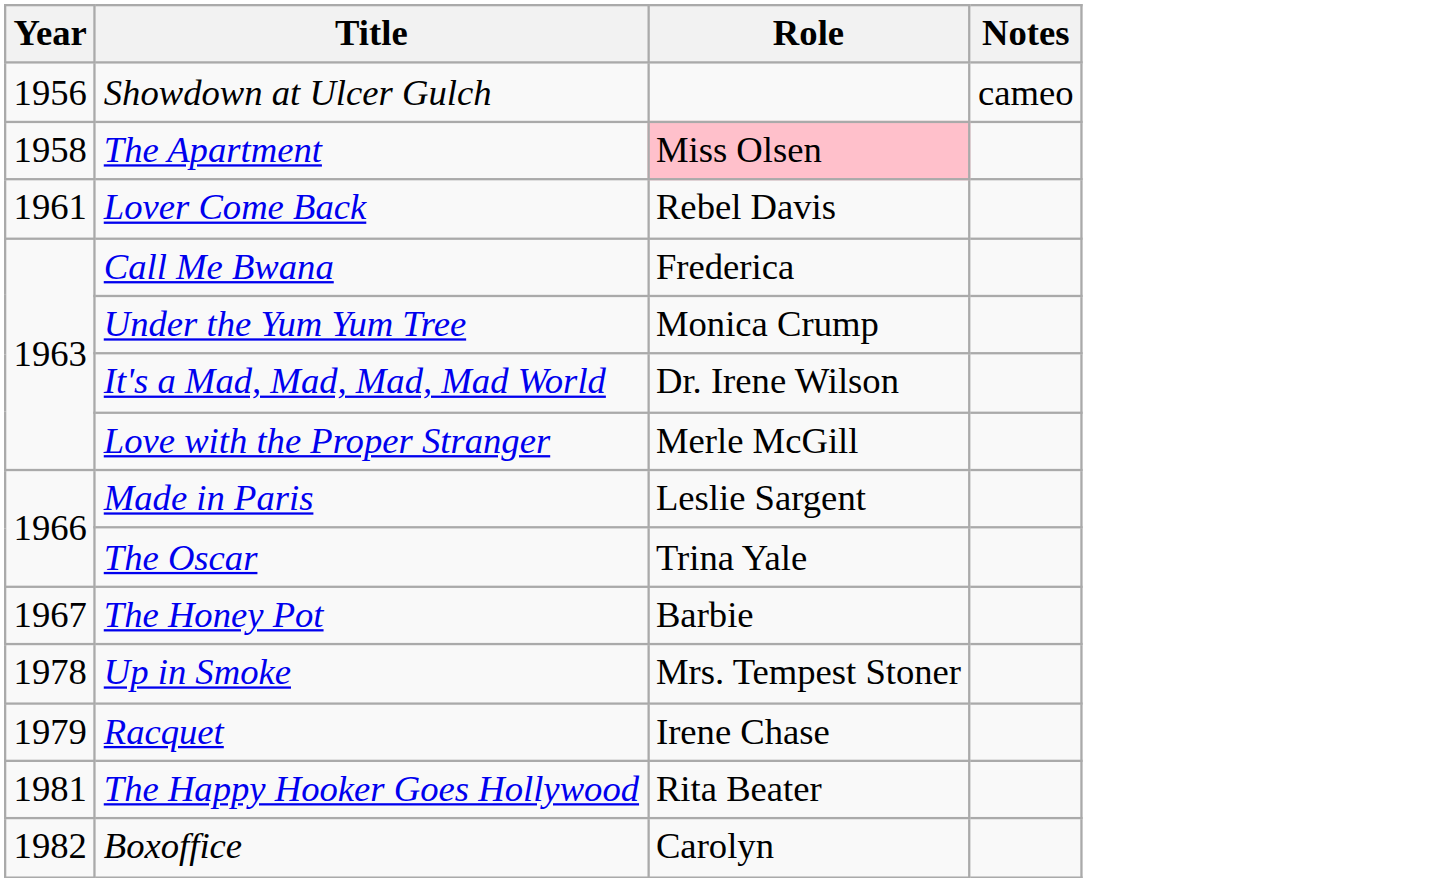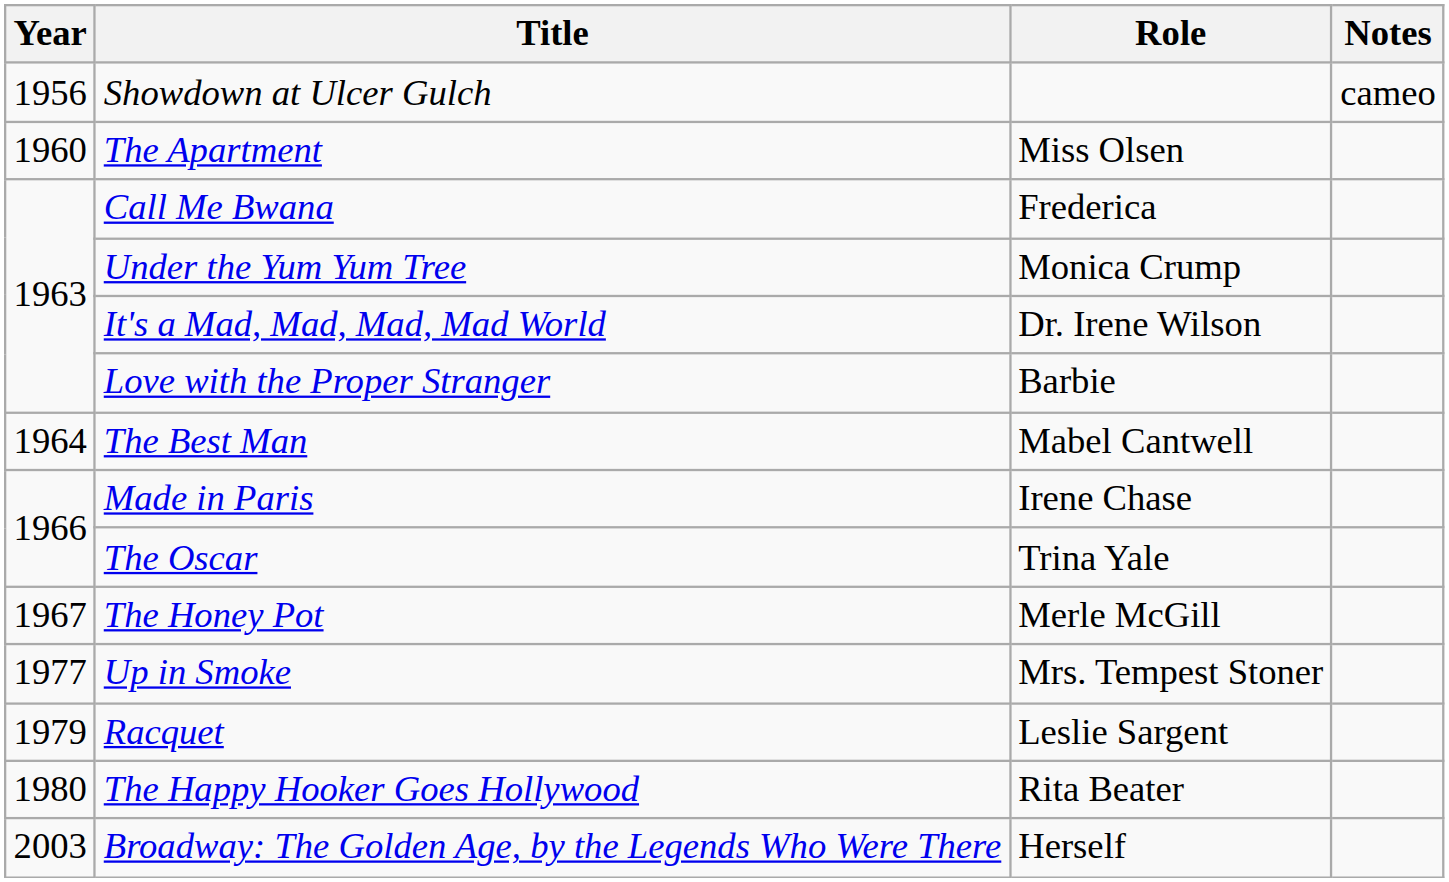(50, 149) 1958 -> (50, 149) 1960
(739, 149) pink background -> (1101, 149) no background
- row: (235, 207)
(757, 440) Merle McGill -> (1067, 382) Barbie
+ row: (206, 440)
(761, 498) Leslie Sargent -> (1105, 498) Irene Chase
(705, 614) Barbie -> (1119, 614) Merle McGill
(50, 672) 1978 -> (50, 672) 1977
(743, 730) Irene Chase -> (1123, 730) Leslie Sargent
(50, 788) 1981 -> (50, 788) 1980
- row: (173, 847)
+ row: (553, 847)
